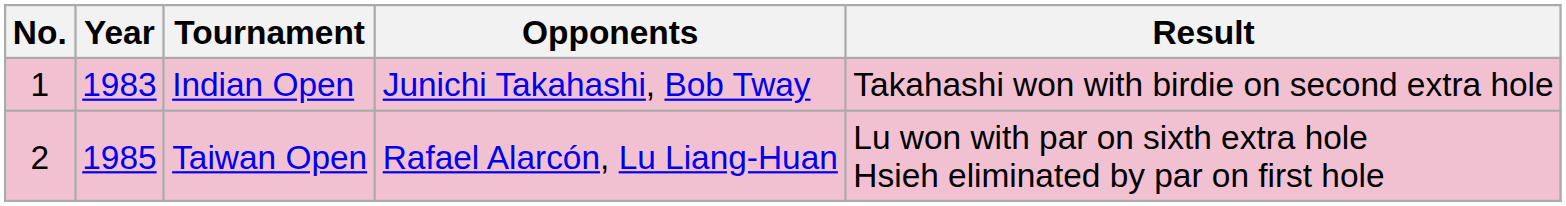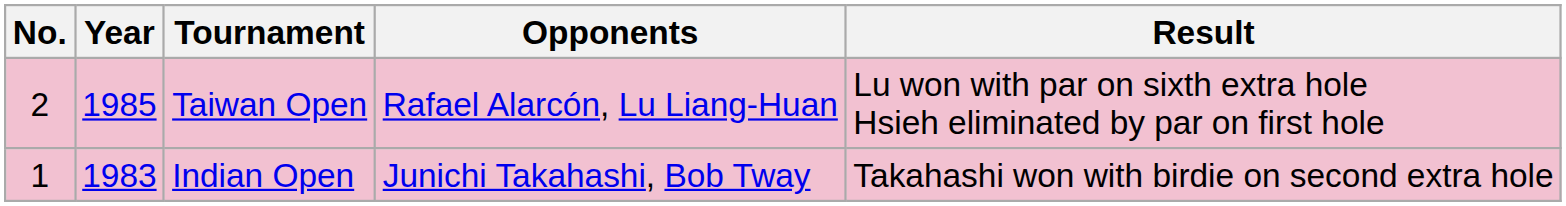rows swapped: (263, 85) <-> (270, 156)
